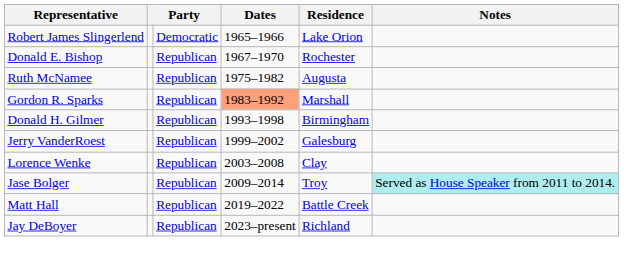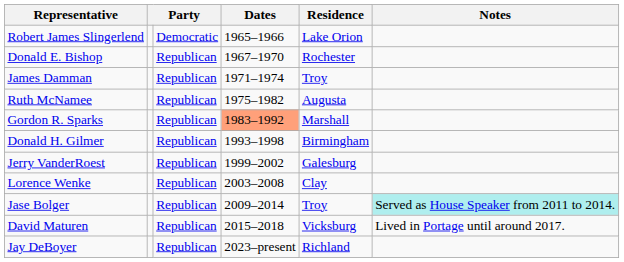+ row: (50, 78)
+ row: (48, 225)
- row: (33, 204)
